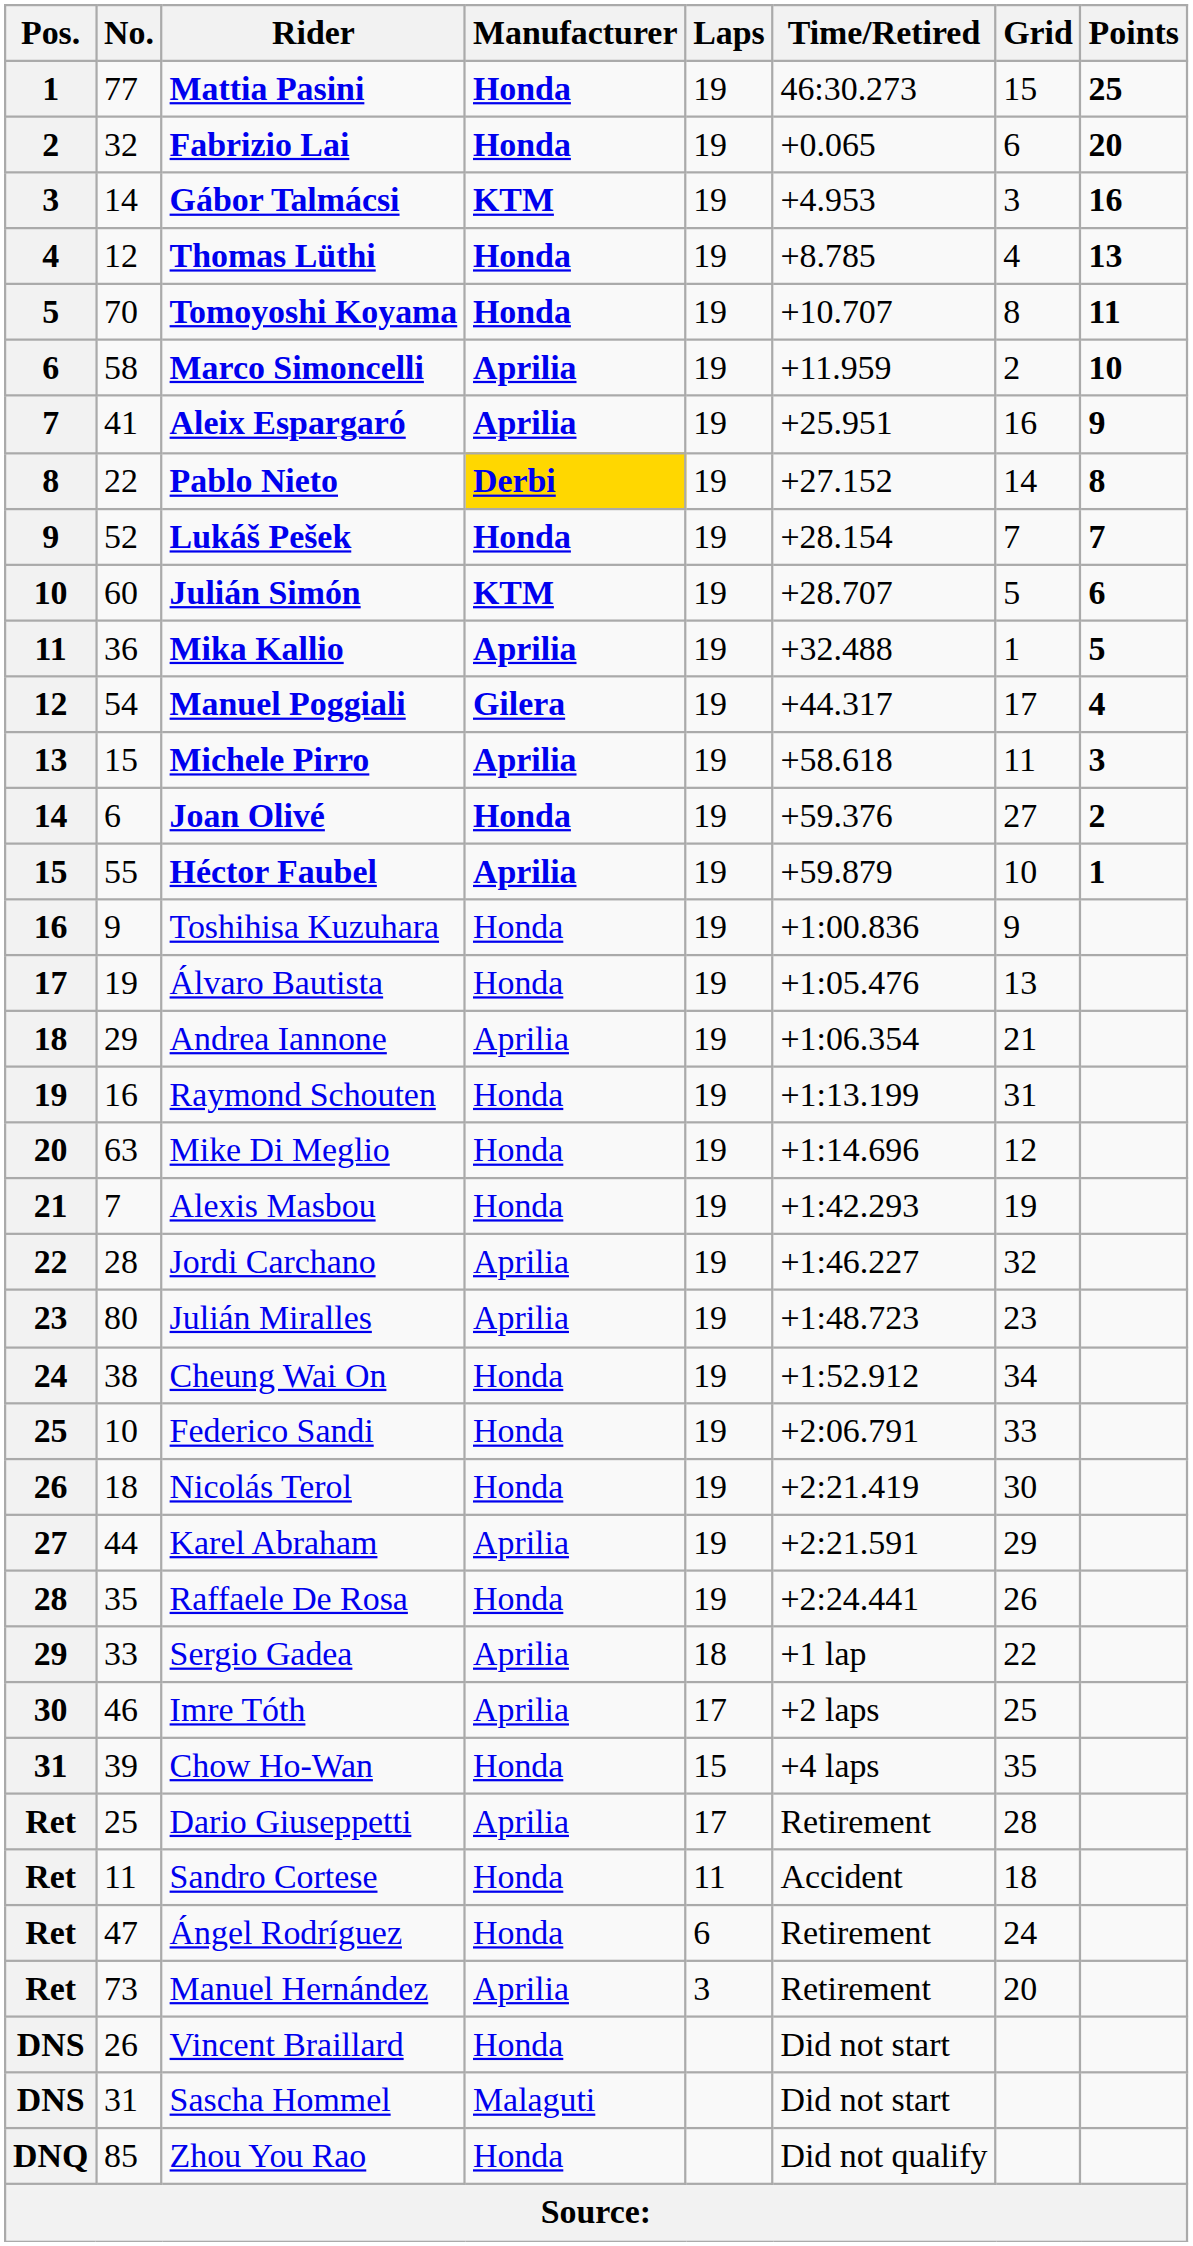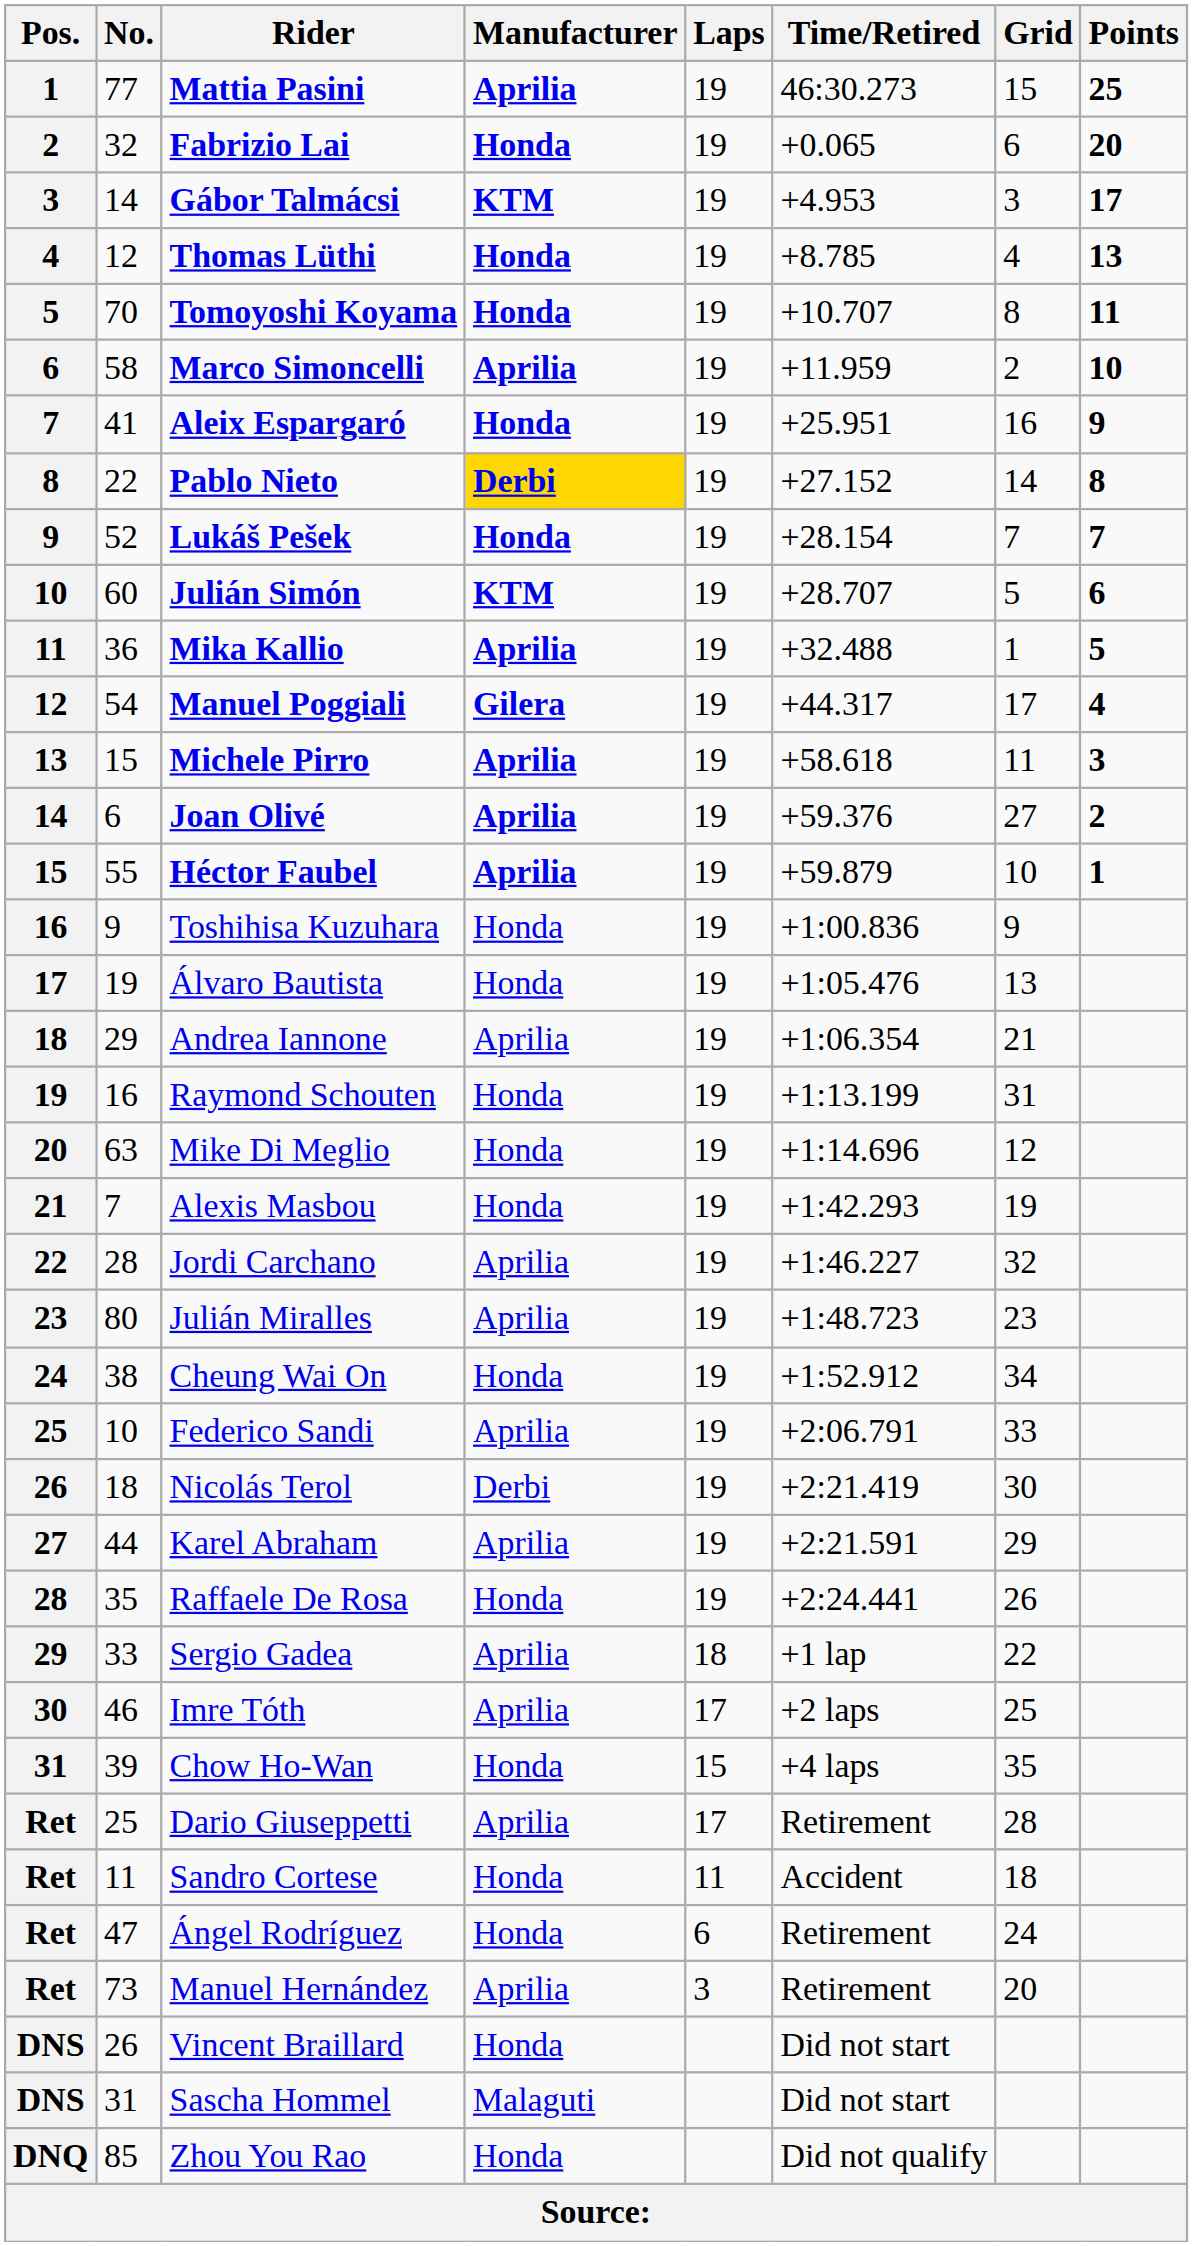(522, 88) Honda -> (525, 88) Aprilia
(1106, 200) 16 -> (1106, 200) 17
(525, 423) Aprilia -> (522, 423) Honda
(522, 815) Honda -> (525, 815) Aprilia
(518, 1429) Honda -> (521, 1429) Aprilia
(518, 1485) Honda -> (512, 1485) Derbi
